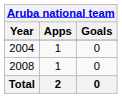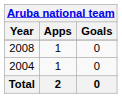rows swapped: (22, 48) <-> (22, 66)
